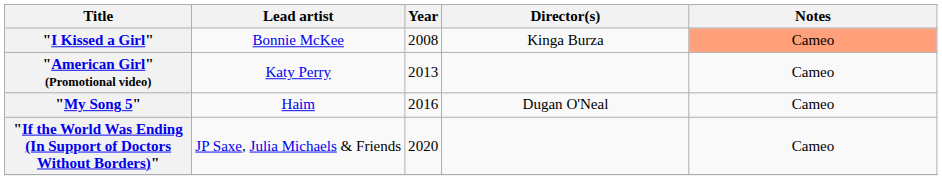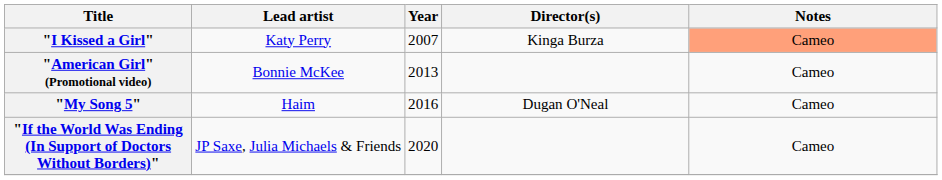(298, 40) Bonnie McKee -> (298, 40) Katy Perry
(423, 40) 2008 -> (423, 40) 2007
(298, 72) Katy Perry -> (298, 72) Bonnie McKee
